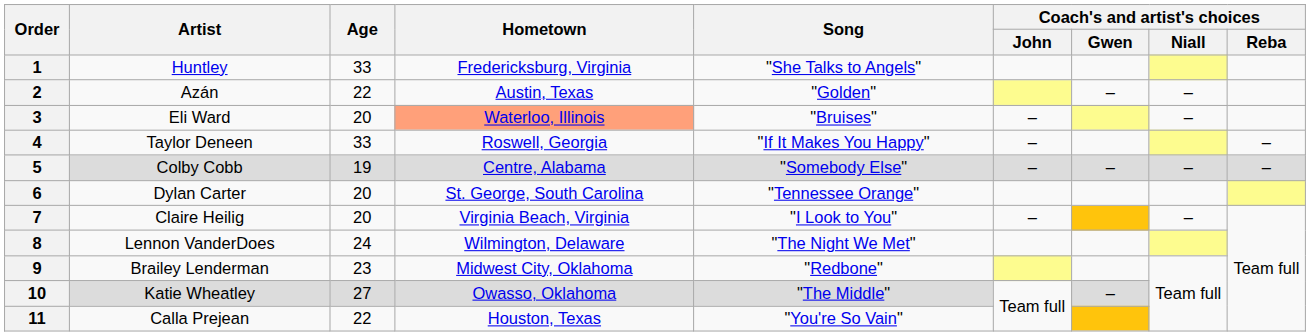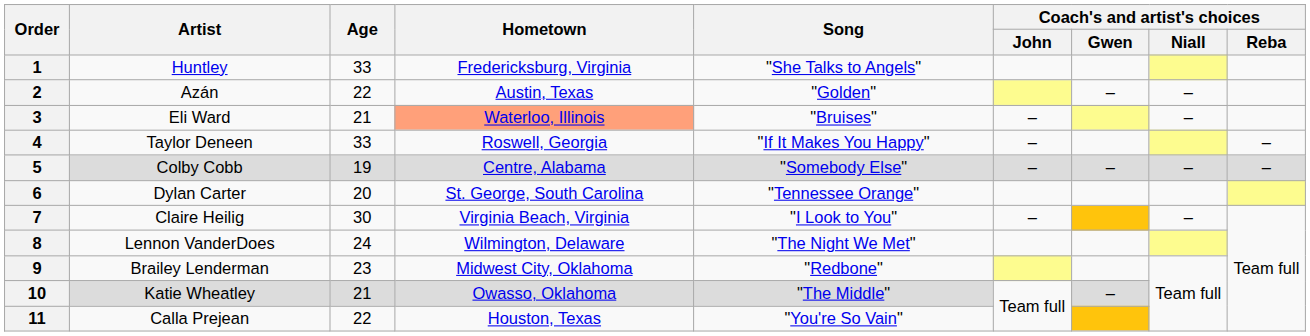(362, 117) 20 -> (362, 117) 21
(362, 218) 20 -> (362, 218) 30
(362, 293) 27 -> (362, 293) 21
